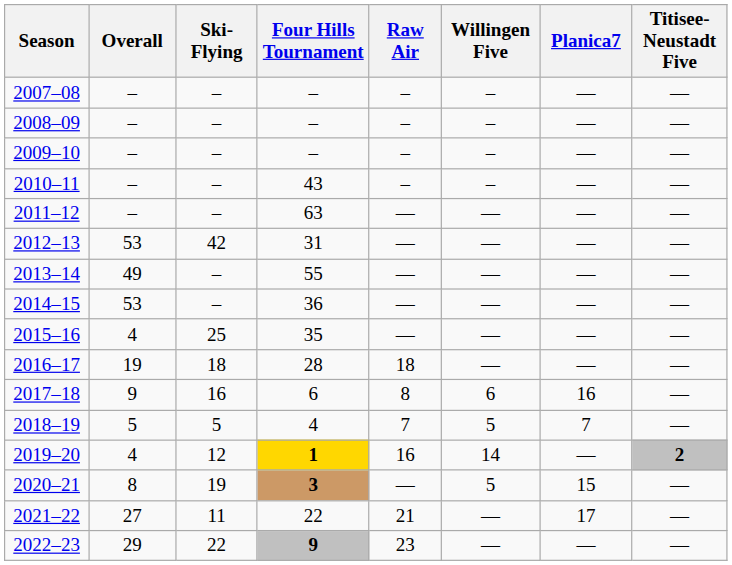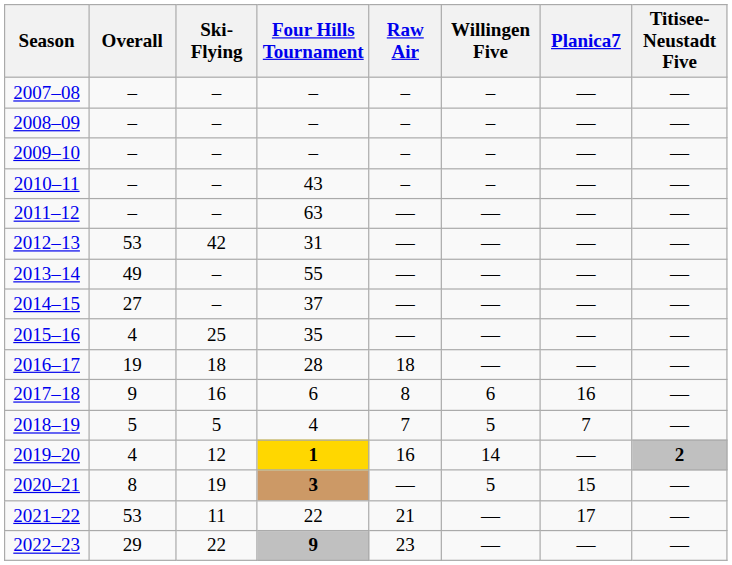(132, 304) 53 -> (132, 304) 27
(313, 304) 36 -> (313, 304) 37
(132, 515) 27 -> (132, 515) 53
